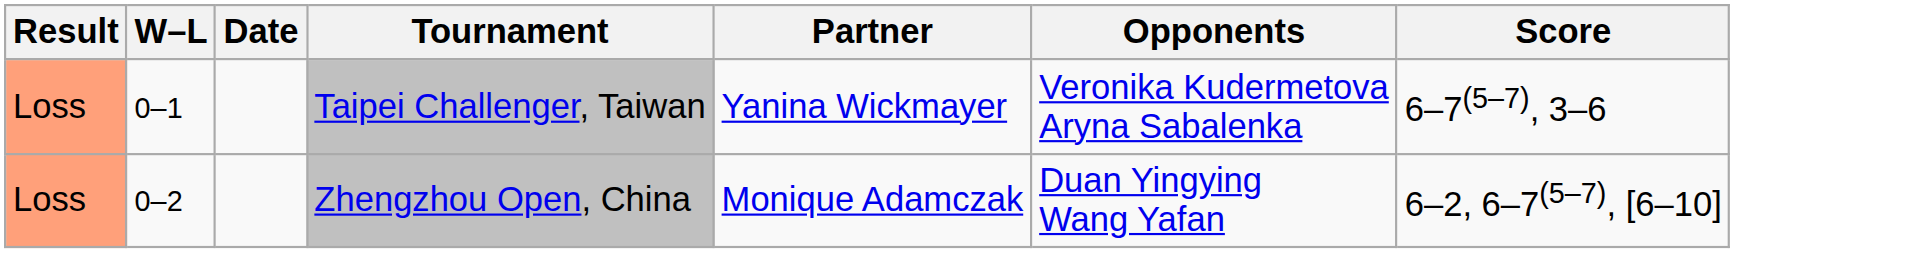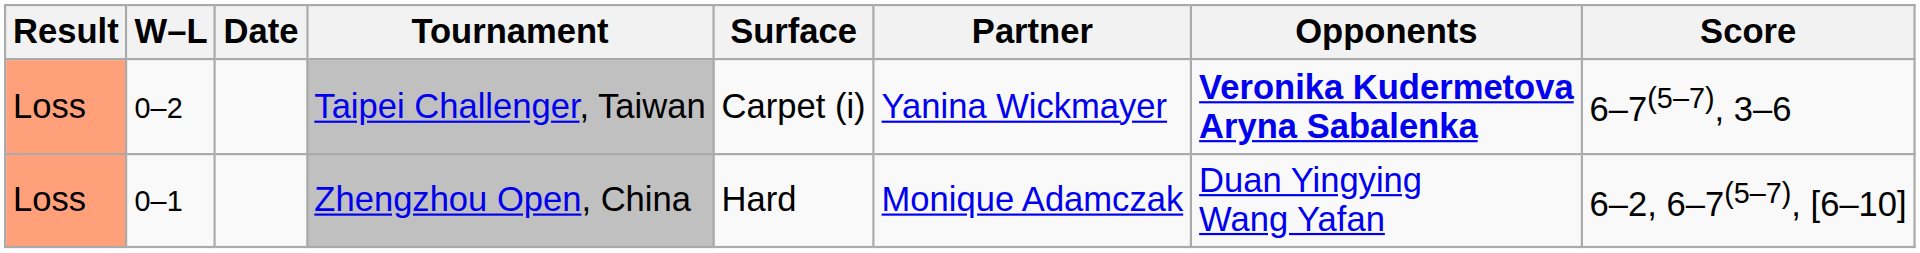+ column: (794, 31)
(159, 108) 0–1 -> (159, 108) 0–2
(1214, 106) normal -> (1386, 106) bold
(159, 202) 0–2 -> (159, 202) 0–1
